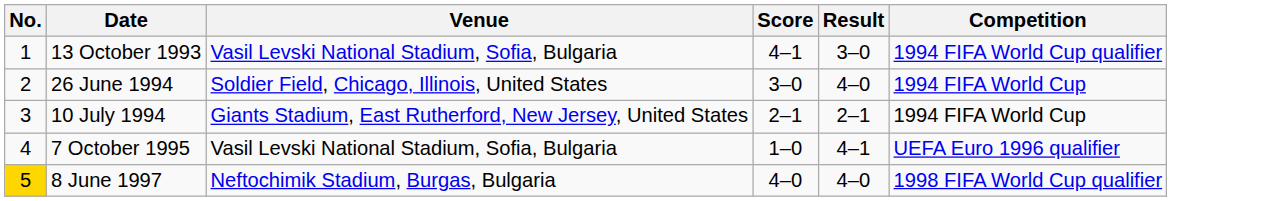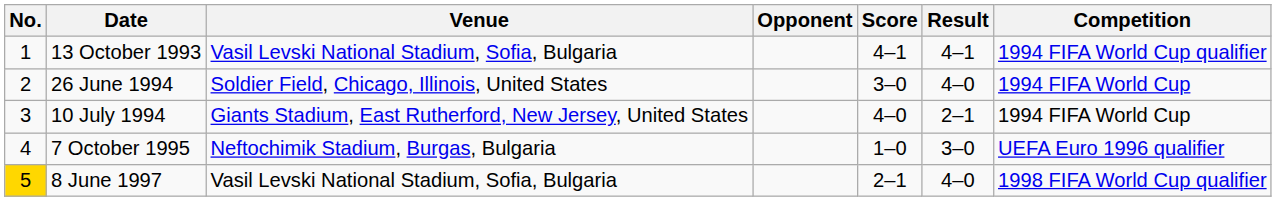+ column: (805, 20)
(853, 52) 3–0 -> (958, 52) 4–1
(785, 116) 2–1 -> (890, 116) 4–0
(414, 148) Vasil Levski National Stadium, Sofia, Bulgaria -> (383, 148) Neftochimik Stadium, Burgas, Bulgaria
(853, 148) 4–1 -> (958, 148) 3–0
(383, 180) Neftochimik Stadium, Burgas, Bulgaria -> (414, 180) Vasil Levski National Stadium, Sofia, Bulgaria
(785, 180) 4–0 -> (890, 180) 2–1
